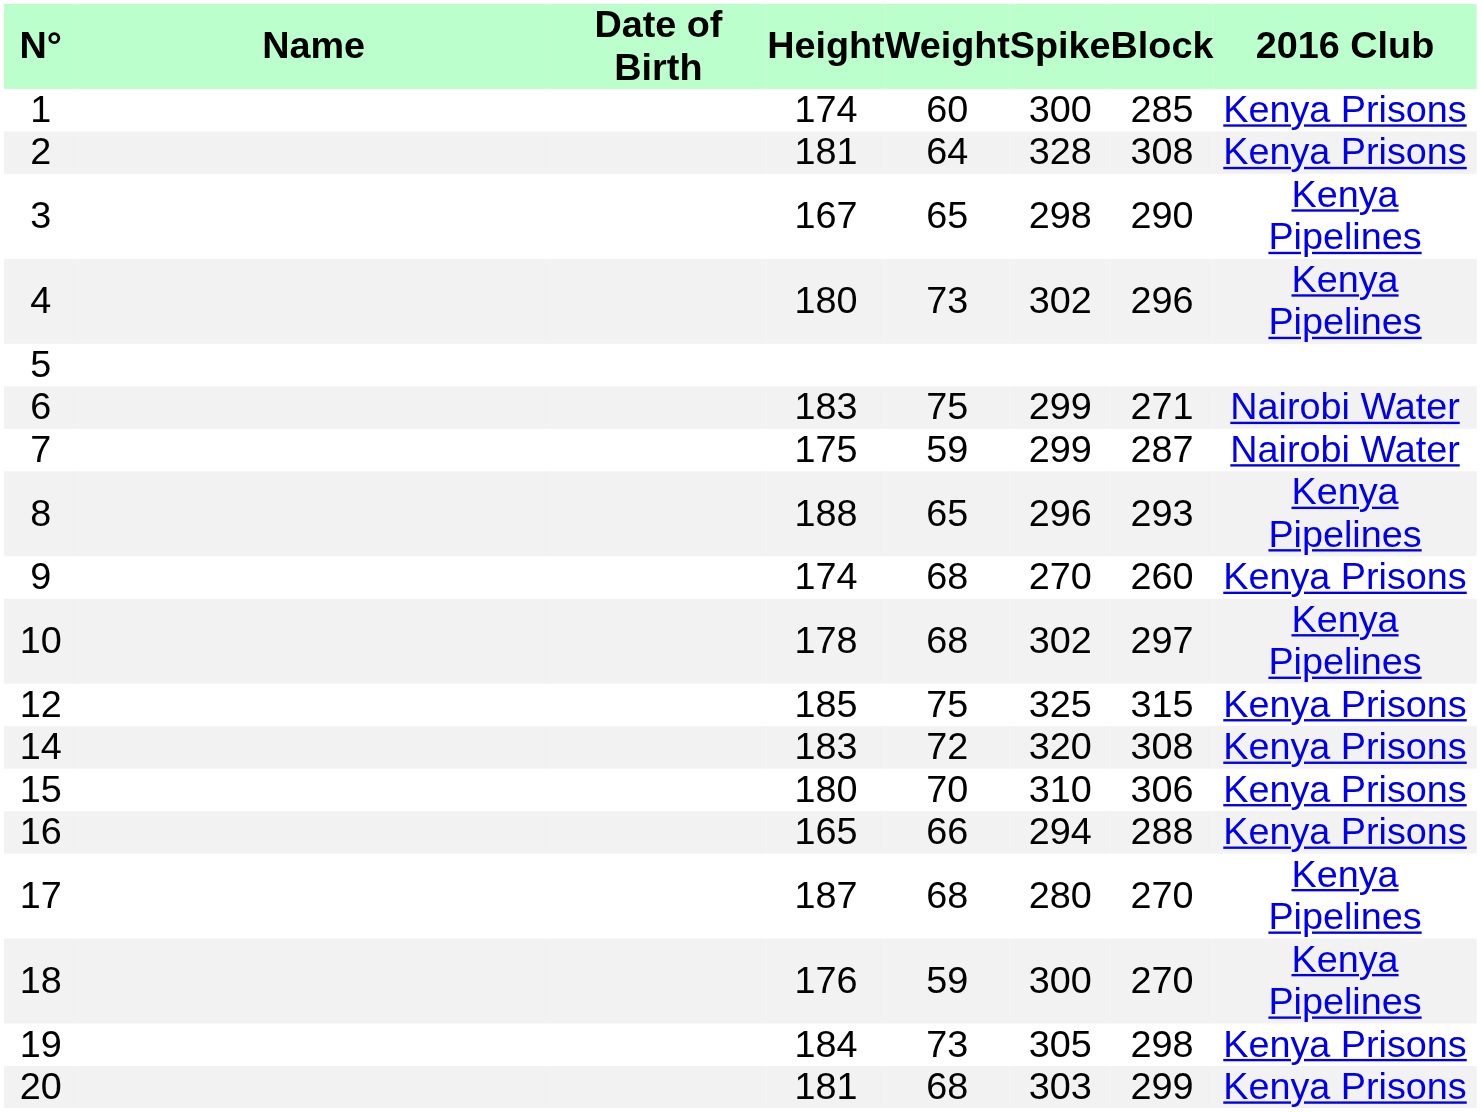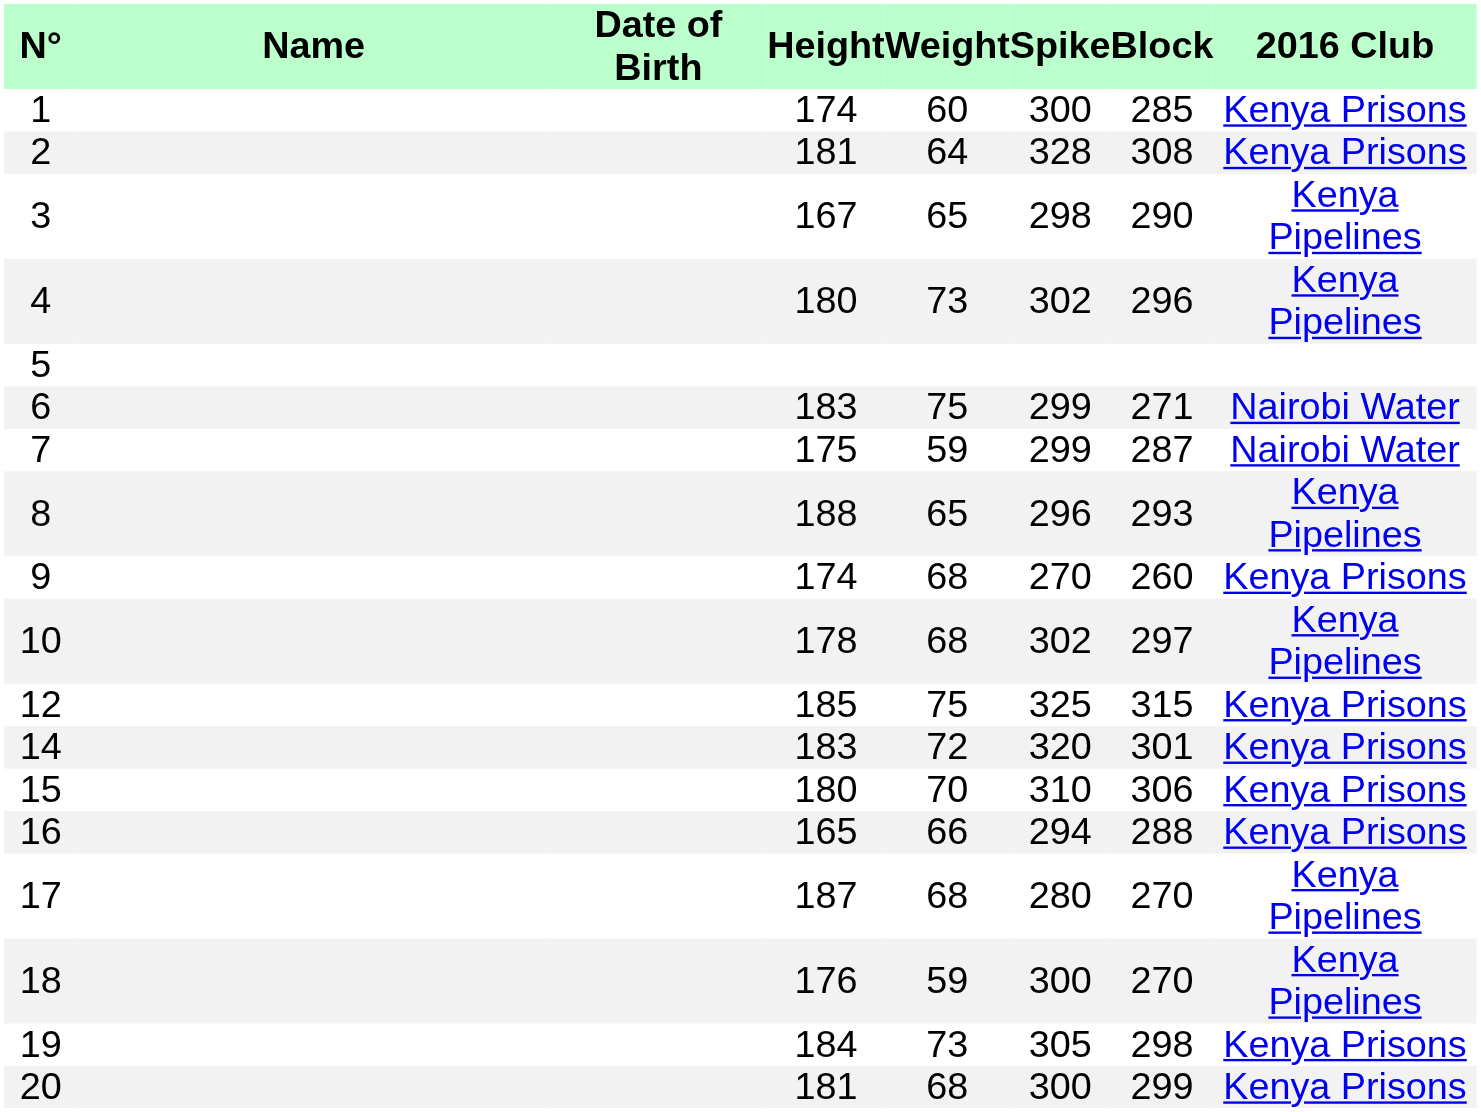(1162, 746) 308 -> (1162, 746) 301
(1060, 1086) 303 -> (1060, 1086) 300
